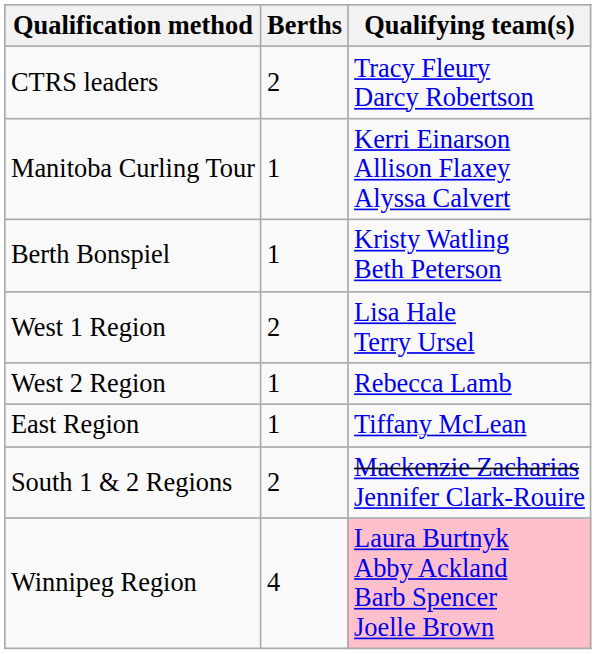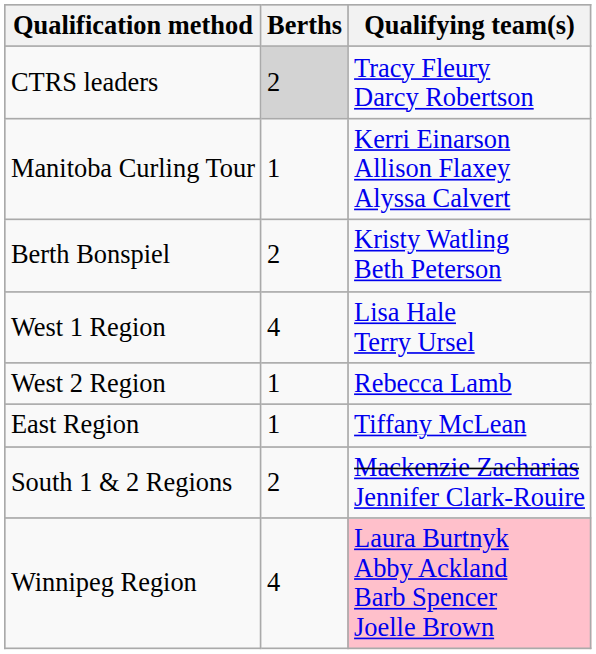(274, 82) no background -> (274, 82) lightgrey background
(274, 254) 1 -> (274, 254) 2
(274, 326) 2 -> (274, 326) 4
